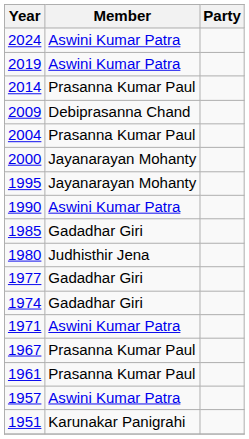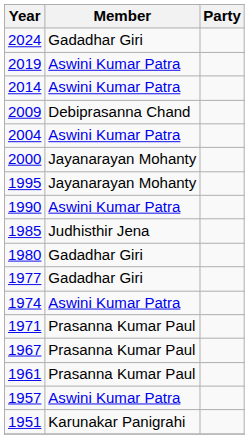(114, 40) Aswini Kumar Patra -> (96, 40) Gadadhar Giri
(122, 87) Prasanna Kumar Paul -> (114, 87) Aswini Kumar Patra
(122, 135) Prasanna Kumar Paul -> (114, 135) Aswini Kumar Patra
(96, 231) Gadadhar Giri -> (99, 231) Judhisthir Jena
(99, 254) Judhisthir Jena -> (96, 254) Gadadhar Giri
(96, 302) Gadadhar Giri -> (114, 302) Aswini Kumar Patra
(114, 326) Aswini Kumar Patra -> (122, 326) Prasanna Kumar Paul
